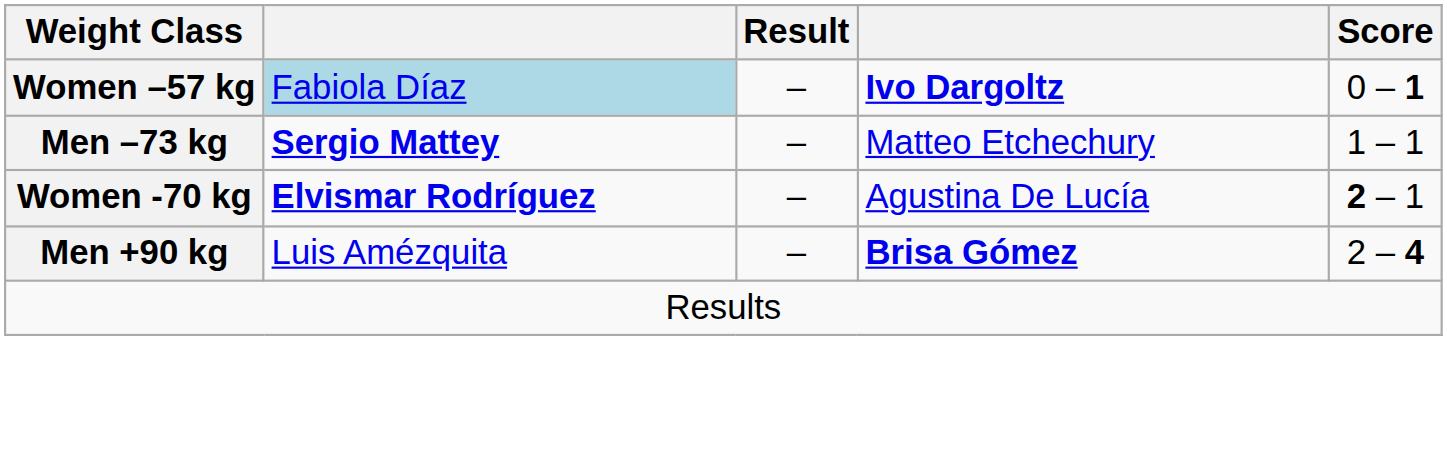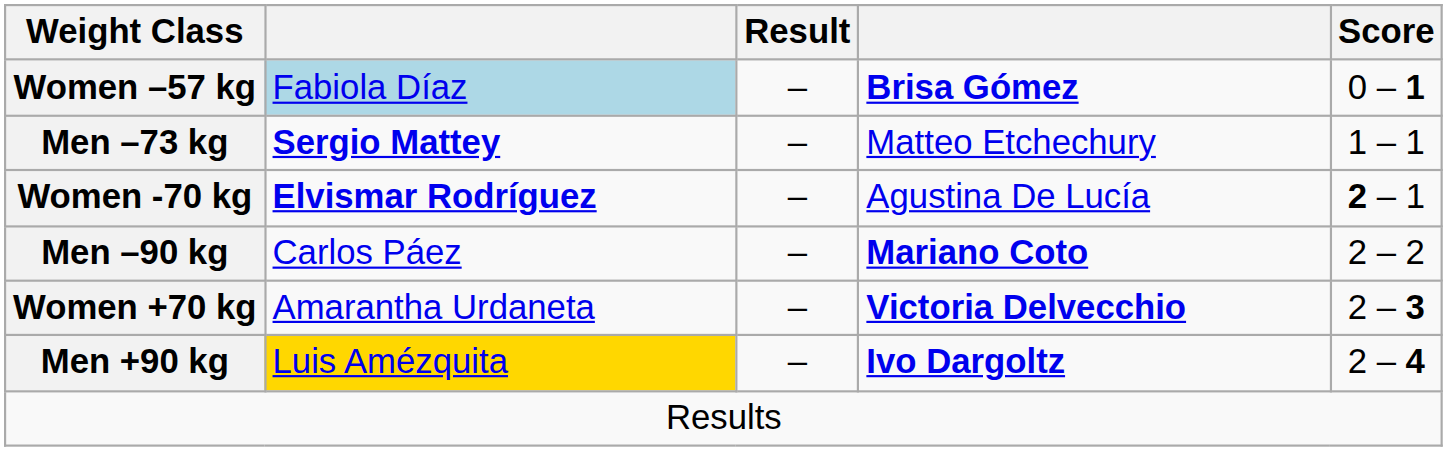(965, 87) Ivo Dargoltz -> (972, 87) Brisa Gómez
+ row: (135, 252)
+ row: (135, 307)
(389, 252) no background -> (390, 362) gold background
(972, 252) Brisa Gómez -> (966, 362) Ivo Dargoltz
